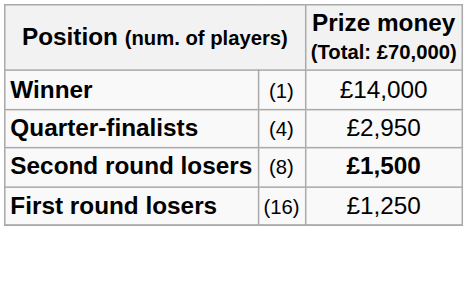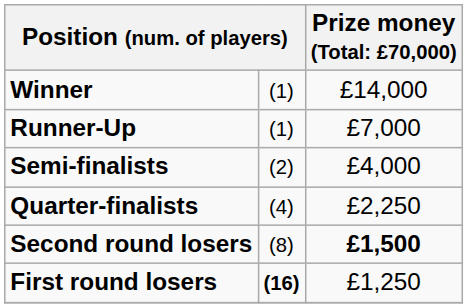+ row: (73, 128)
+ row: (89, 166)
(384, 128) £2,950 -> (384, 205) £2,250
(281, 206) normal -> (281, 282) bold
